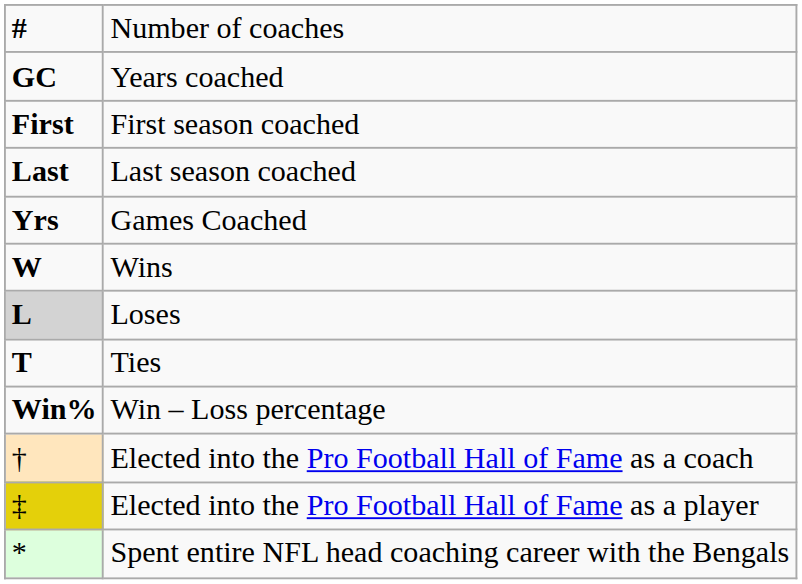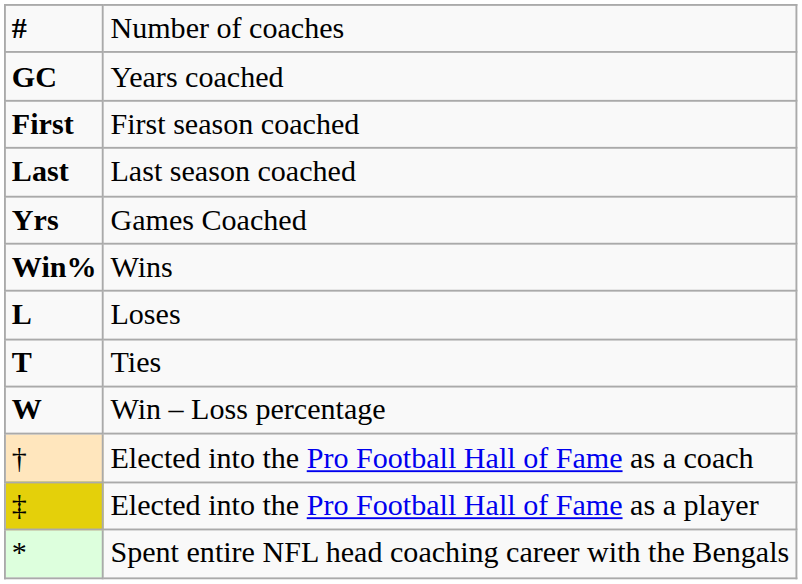(27, 266) W -> (54, 266) Win%
(22, 314) lightgrey background -> (22, 314) no background
(54, 409) Win% -> (27, 409) W
